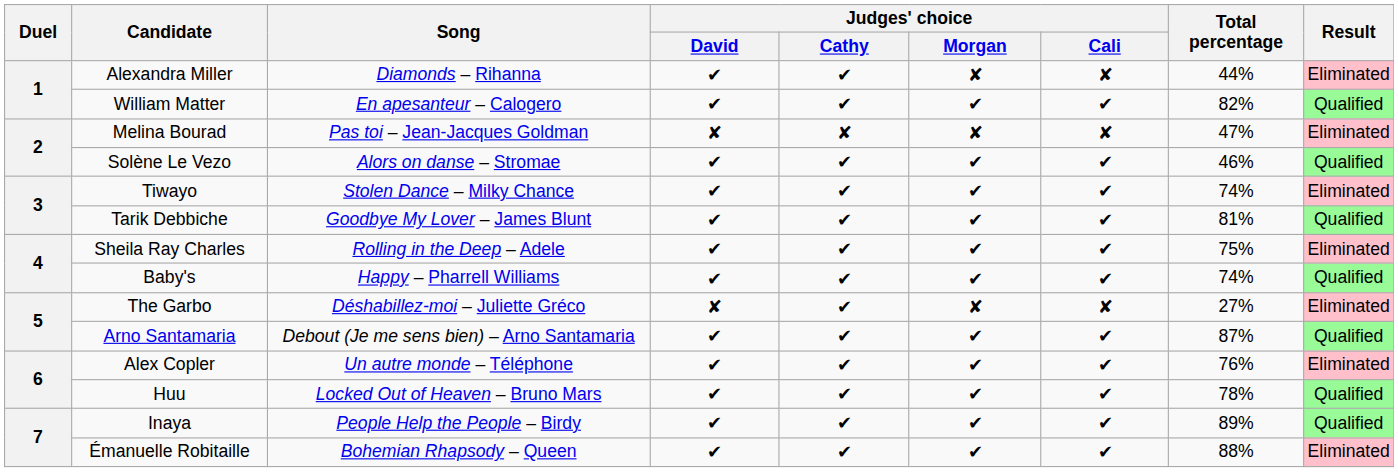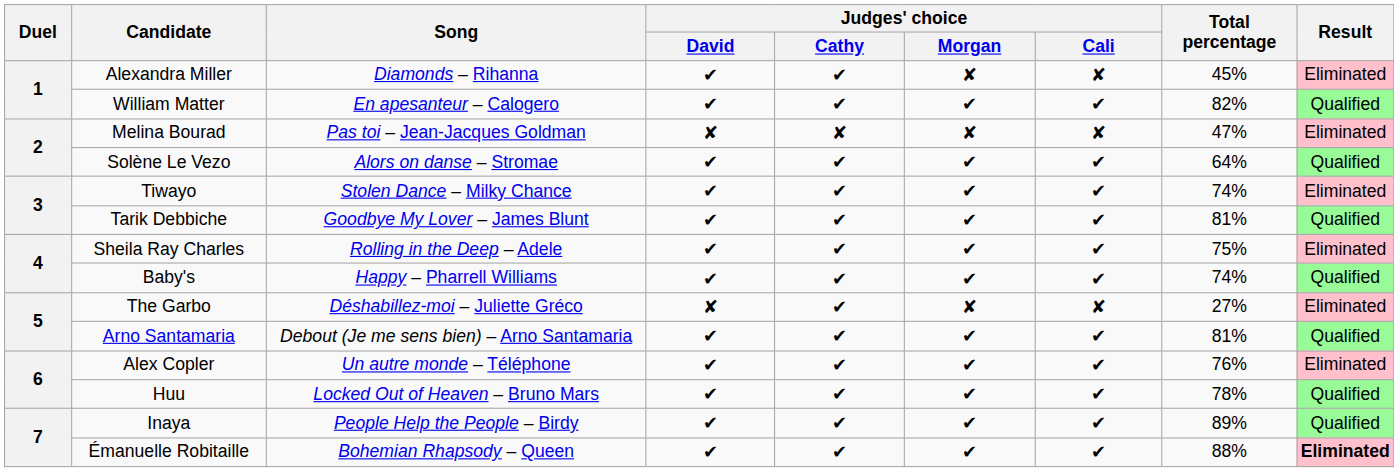(1236, 74) 44% -> (1229, 74) 45%
(1236, 161) 46% -> (1229, 161) 64%
(1236, 335) 87% -> (1229, 335) 81%
(1349, 451) normal -> (1345, 451) bold
